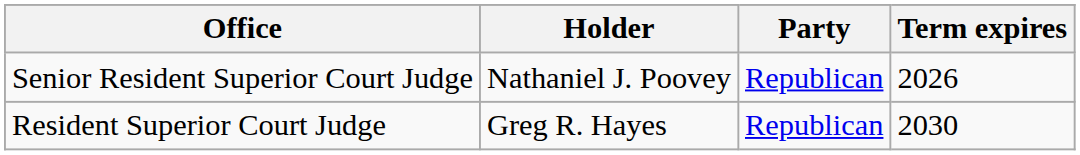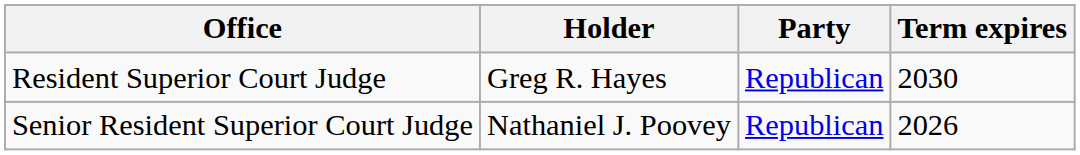rows swapped: (242, 76) <-> (199, 125)
